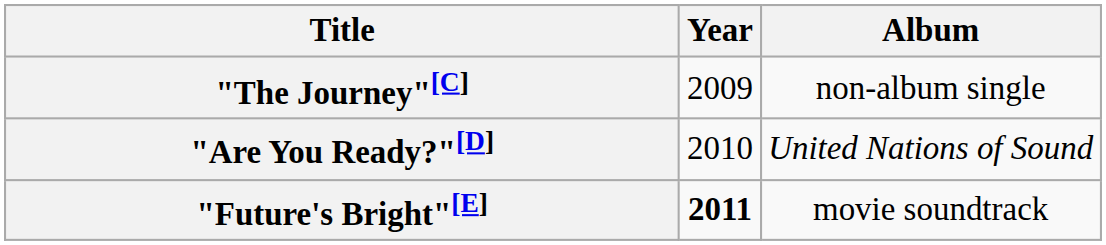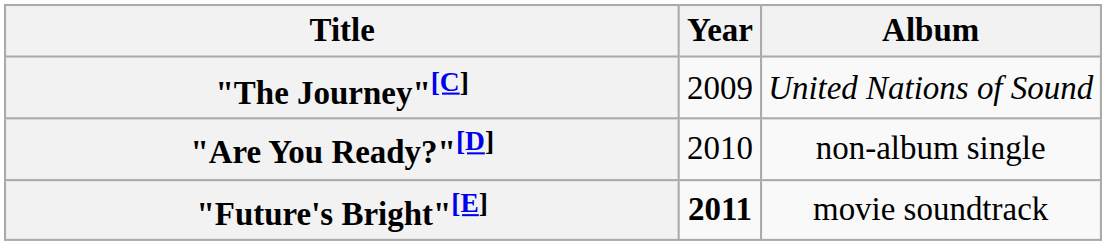(931, 87) non-album single -> (931, 87) United Nations of Sound
(931, 148) United Nations of Sound -> (931, 148) non-album single
